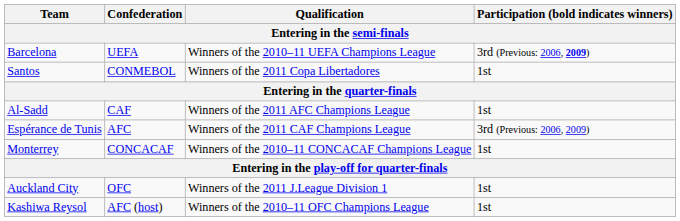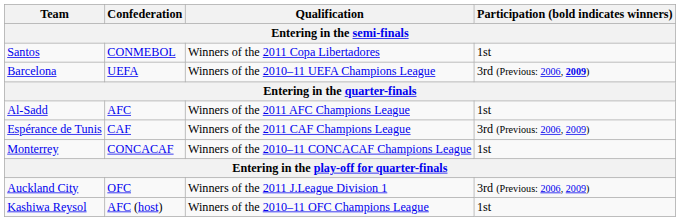rows swapped: (32, 52) <-> (23, 71)
(119, 110) CAF -> (119, 110) AFC
(119, 129) AFC -> (119, 129) CAF
(484, 187) 1st -> (533, 187) 3rd (Previous: 2006, 2009)
